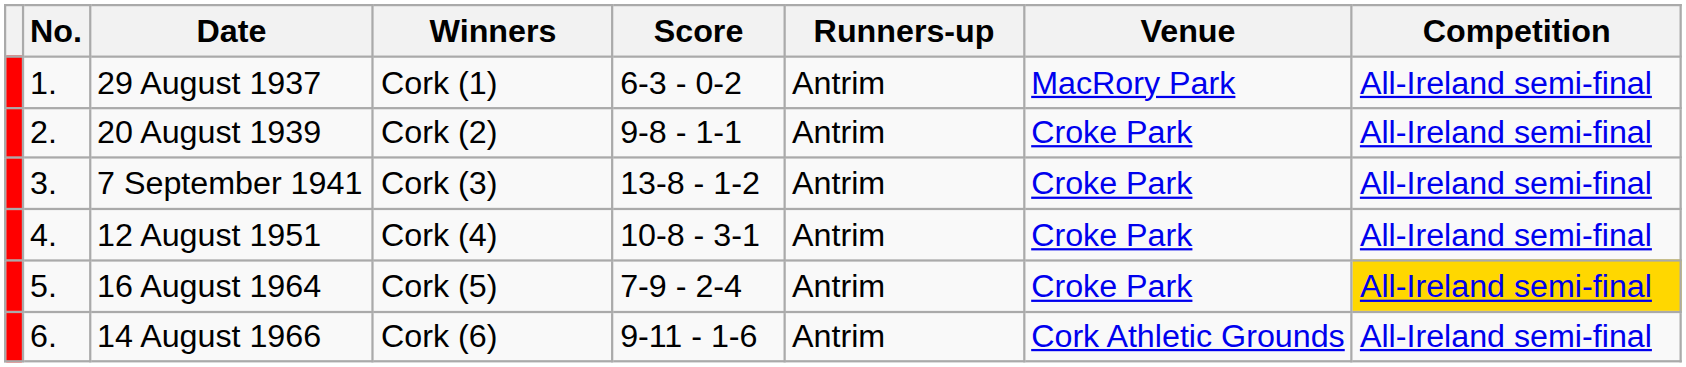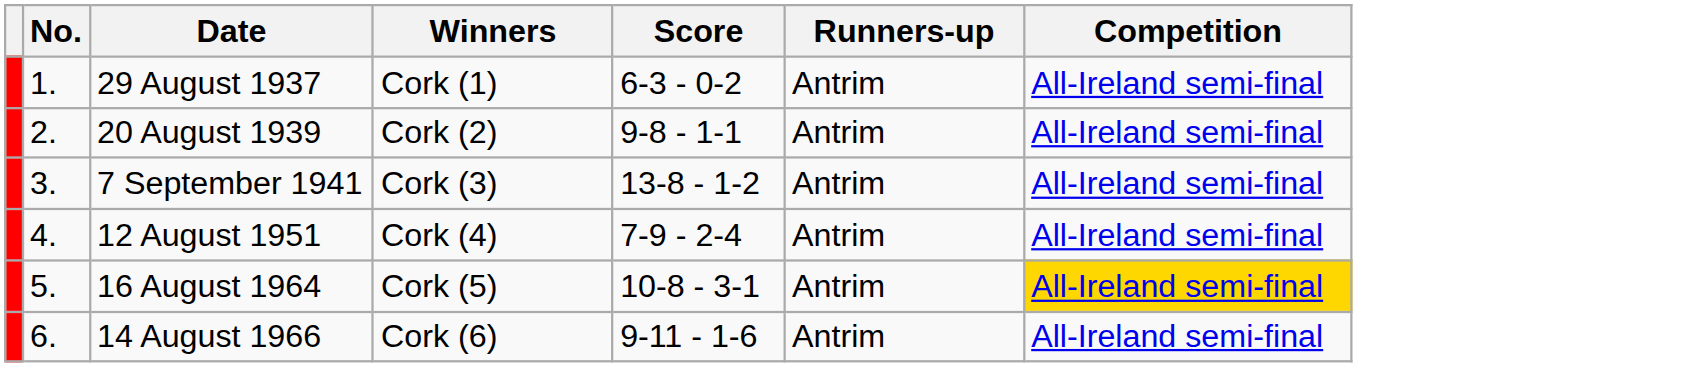- column: (1188, 31)
(690, 235) 10-8 - 3-1 -> (681, 235) 7-9 - 2-4
(681, 286) 7-9 - 2-4 -> (690, 286) 10-8 - 3-1
